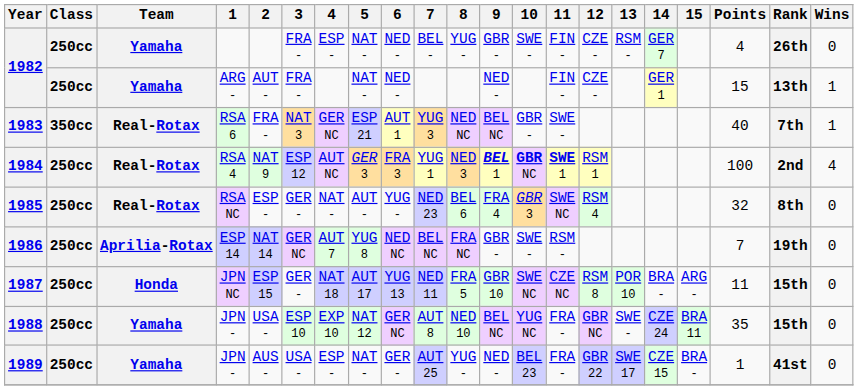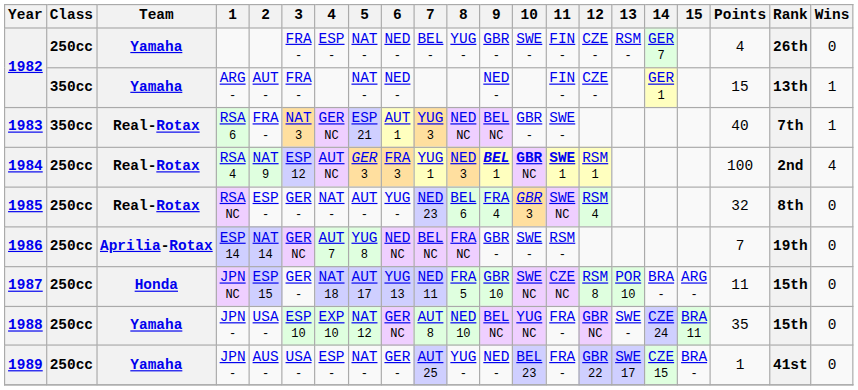(71, 88) 250cc -> (71, 88) 350cc
